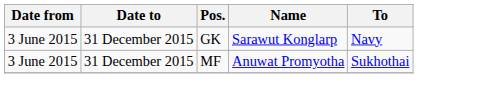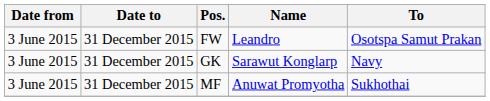+ row: (211, 38)
